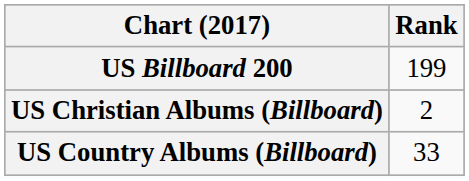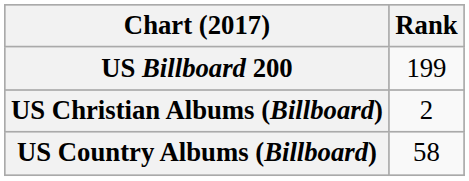(426, 152) 33 -> (426, 152) 58
